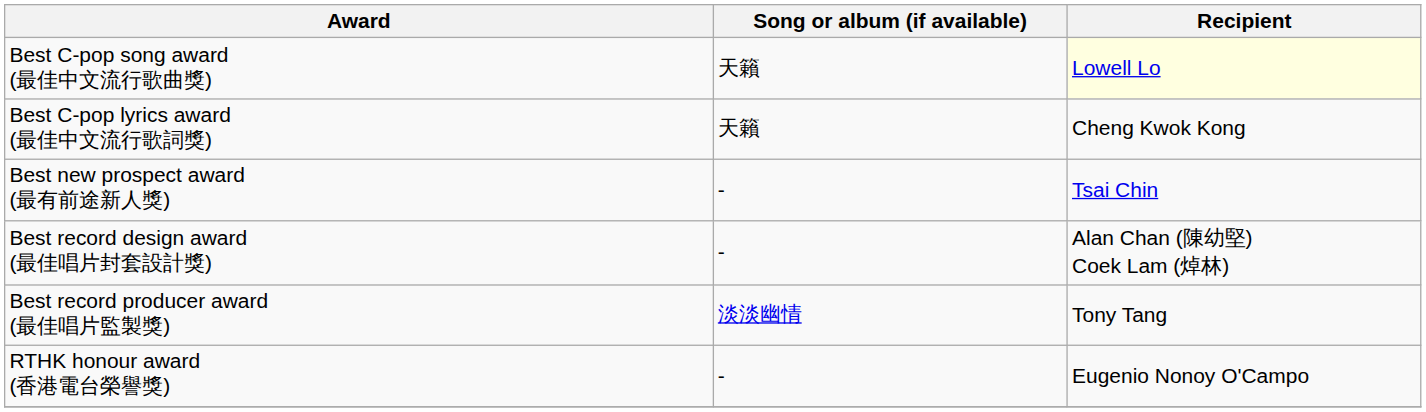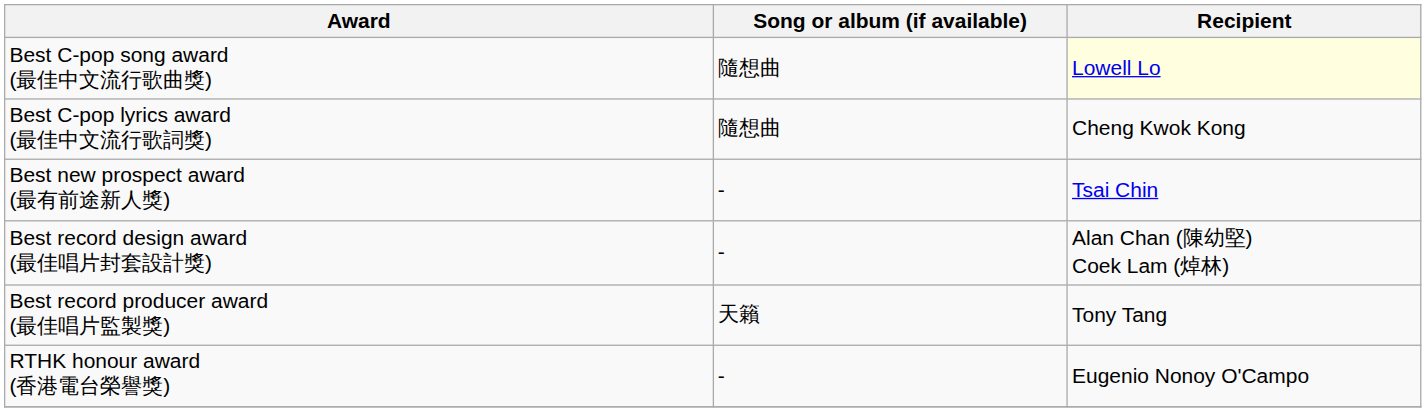(739, 67) 天籟 -> (749, 67) 隨想曲
(739, 128) 天籟 -> (749, 128) 隨想曲
(760, 314) 淡淡幽情 -> (739, 314) 天籟
